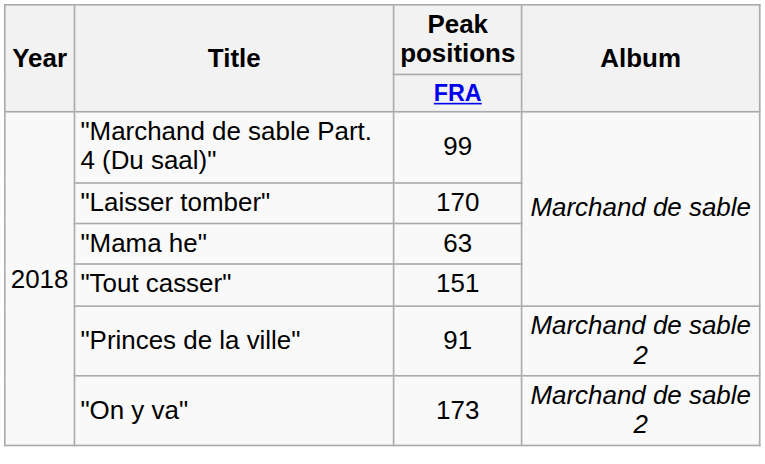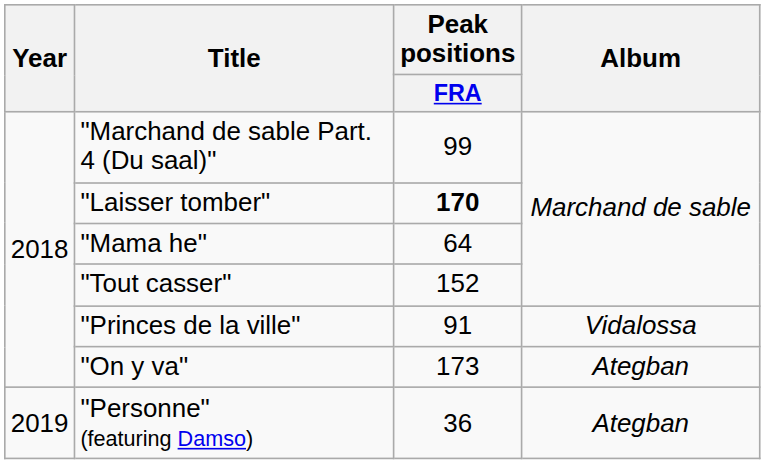(458, 202) normal -> (458, 202) bold
(458, 243) 63 -> (458, 243) 64
(458, 284) 151 -> (458, 284) 152
(641, 340) Marchand de sable 2 -> (641, 325) Vidalossa
(641, 410) Marchand de sable 2 -> (641, 366) Ategban
+ row: (167, 422)
